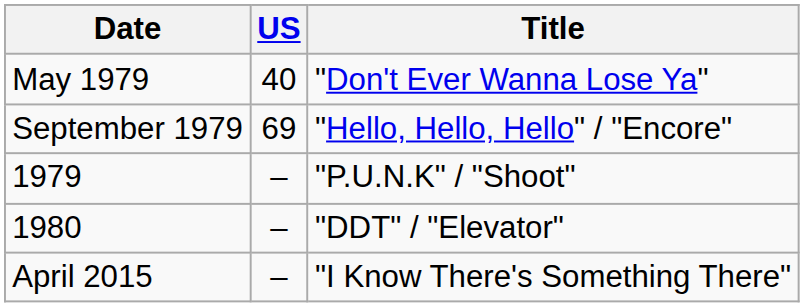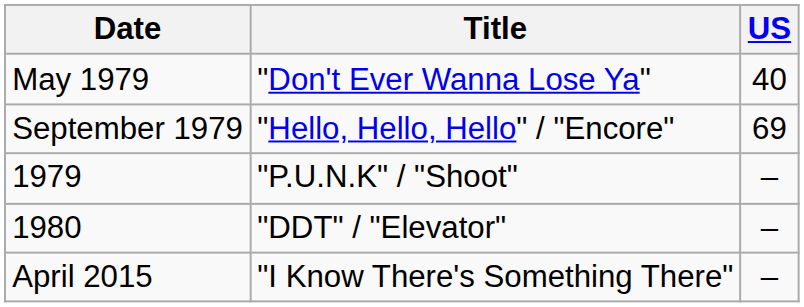columns swapped: (553, 29) <-> (279, 29)
